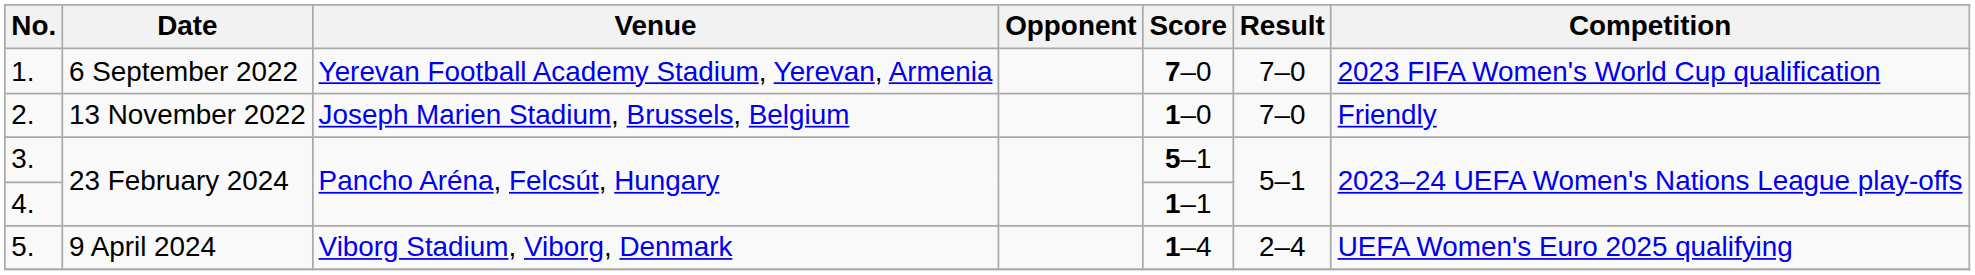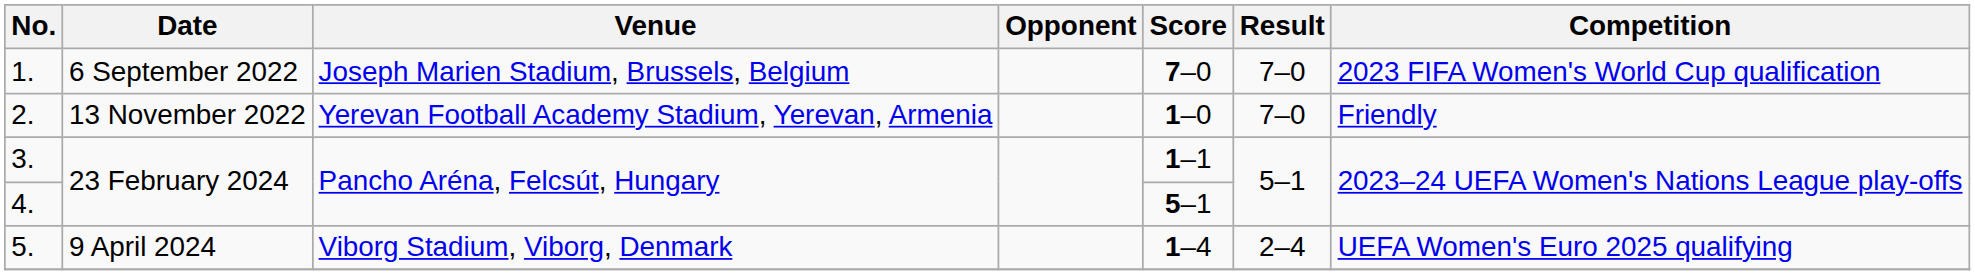(655, 70) Yerevan Football Academy Stadium, Yerevan, Armenia -> (584, 70) Joseph Marien Stadium, Brussels, Belgium
(584, 114) Joseph Marien Stadium, Brussels, Belgium -> (655, 114) Yerevan Football Academy Stadium, Yerevan, Armenia
(1188, 159) 5–1 -> (1188, 159) 1–1
(1188, 203) 1–1 -> (1188, 203) 5–1
